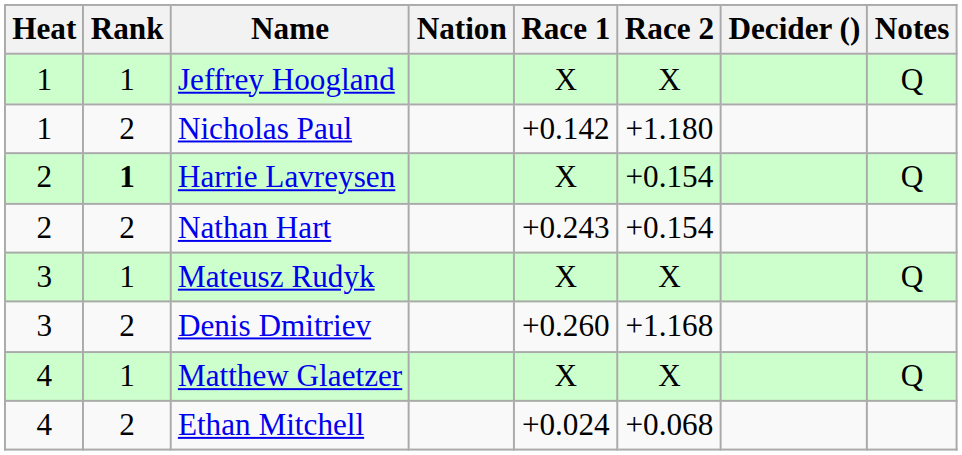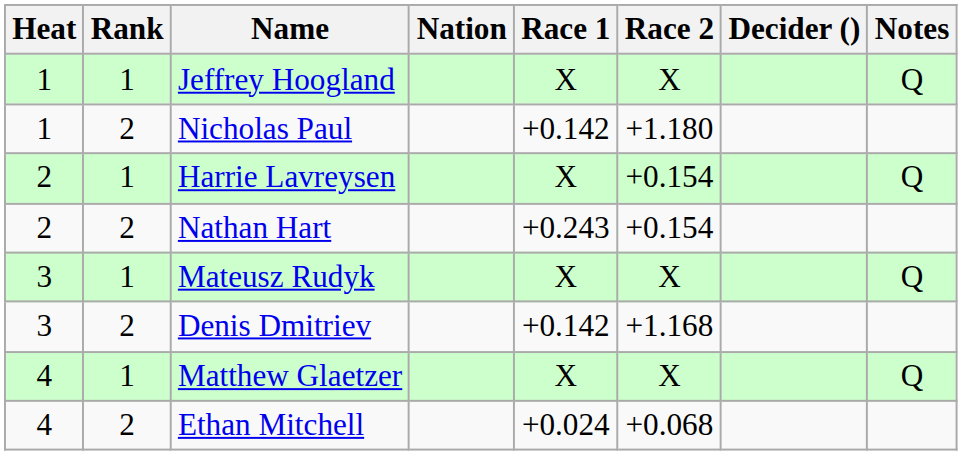(127, 177) bold -> (127, 177) normal
(566, 326) +0.260 -> (566, 326) +0.142
